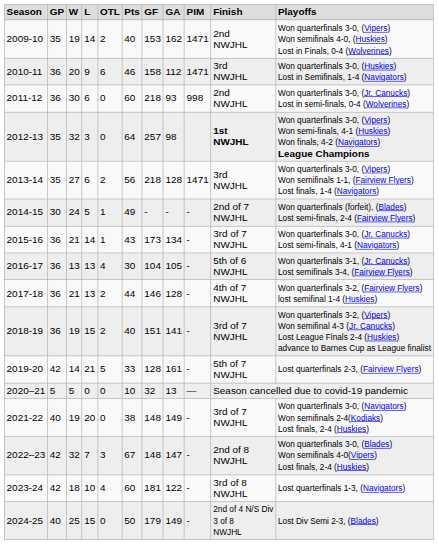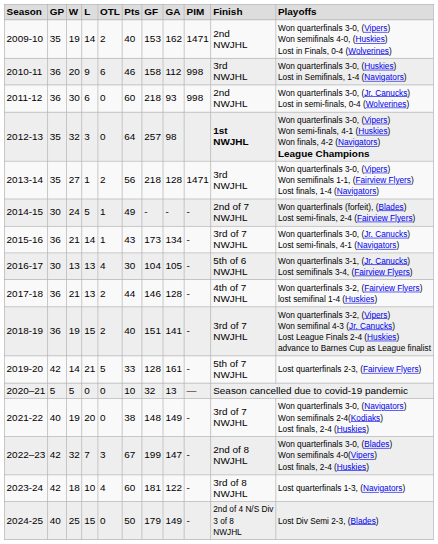(198, 71) 1471 -> (195, 71) 998
(87, 180) 6 -> (87, 180) 1
(55, 266) 36 -> (55, 266) 30
(153, 455) 148 -> (153, 455) 199
